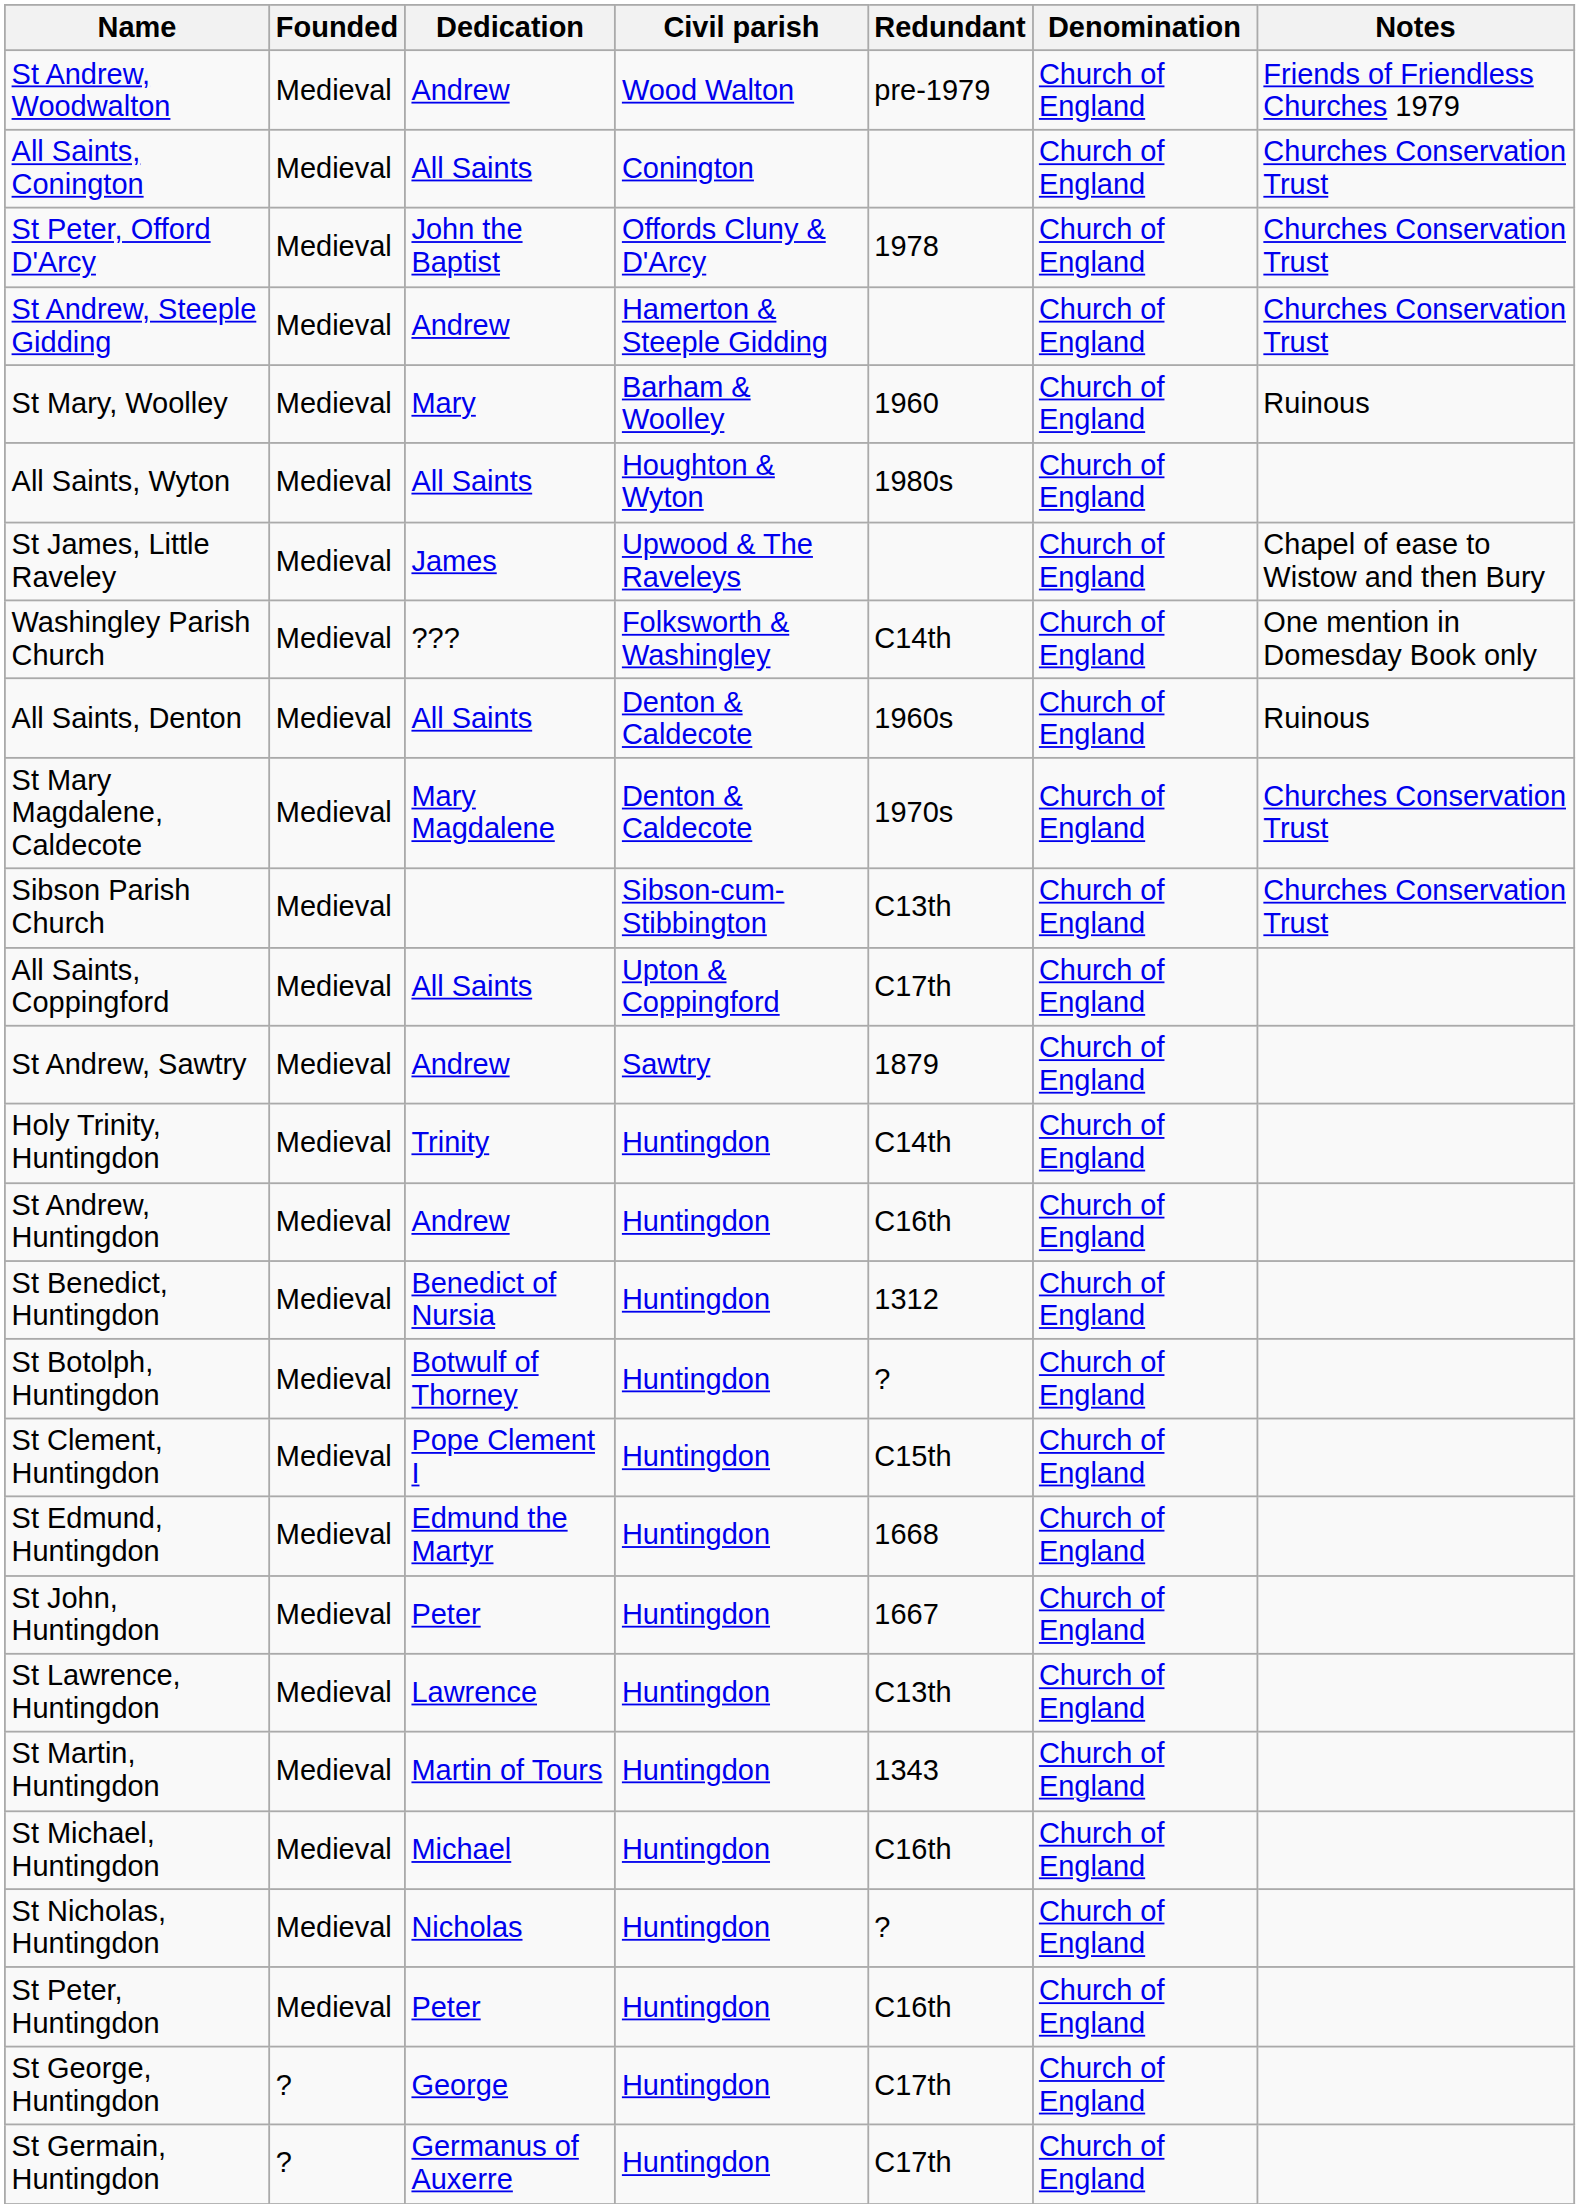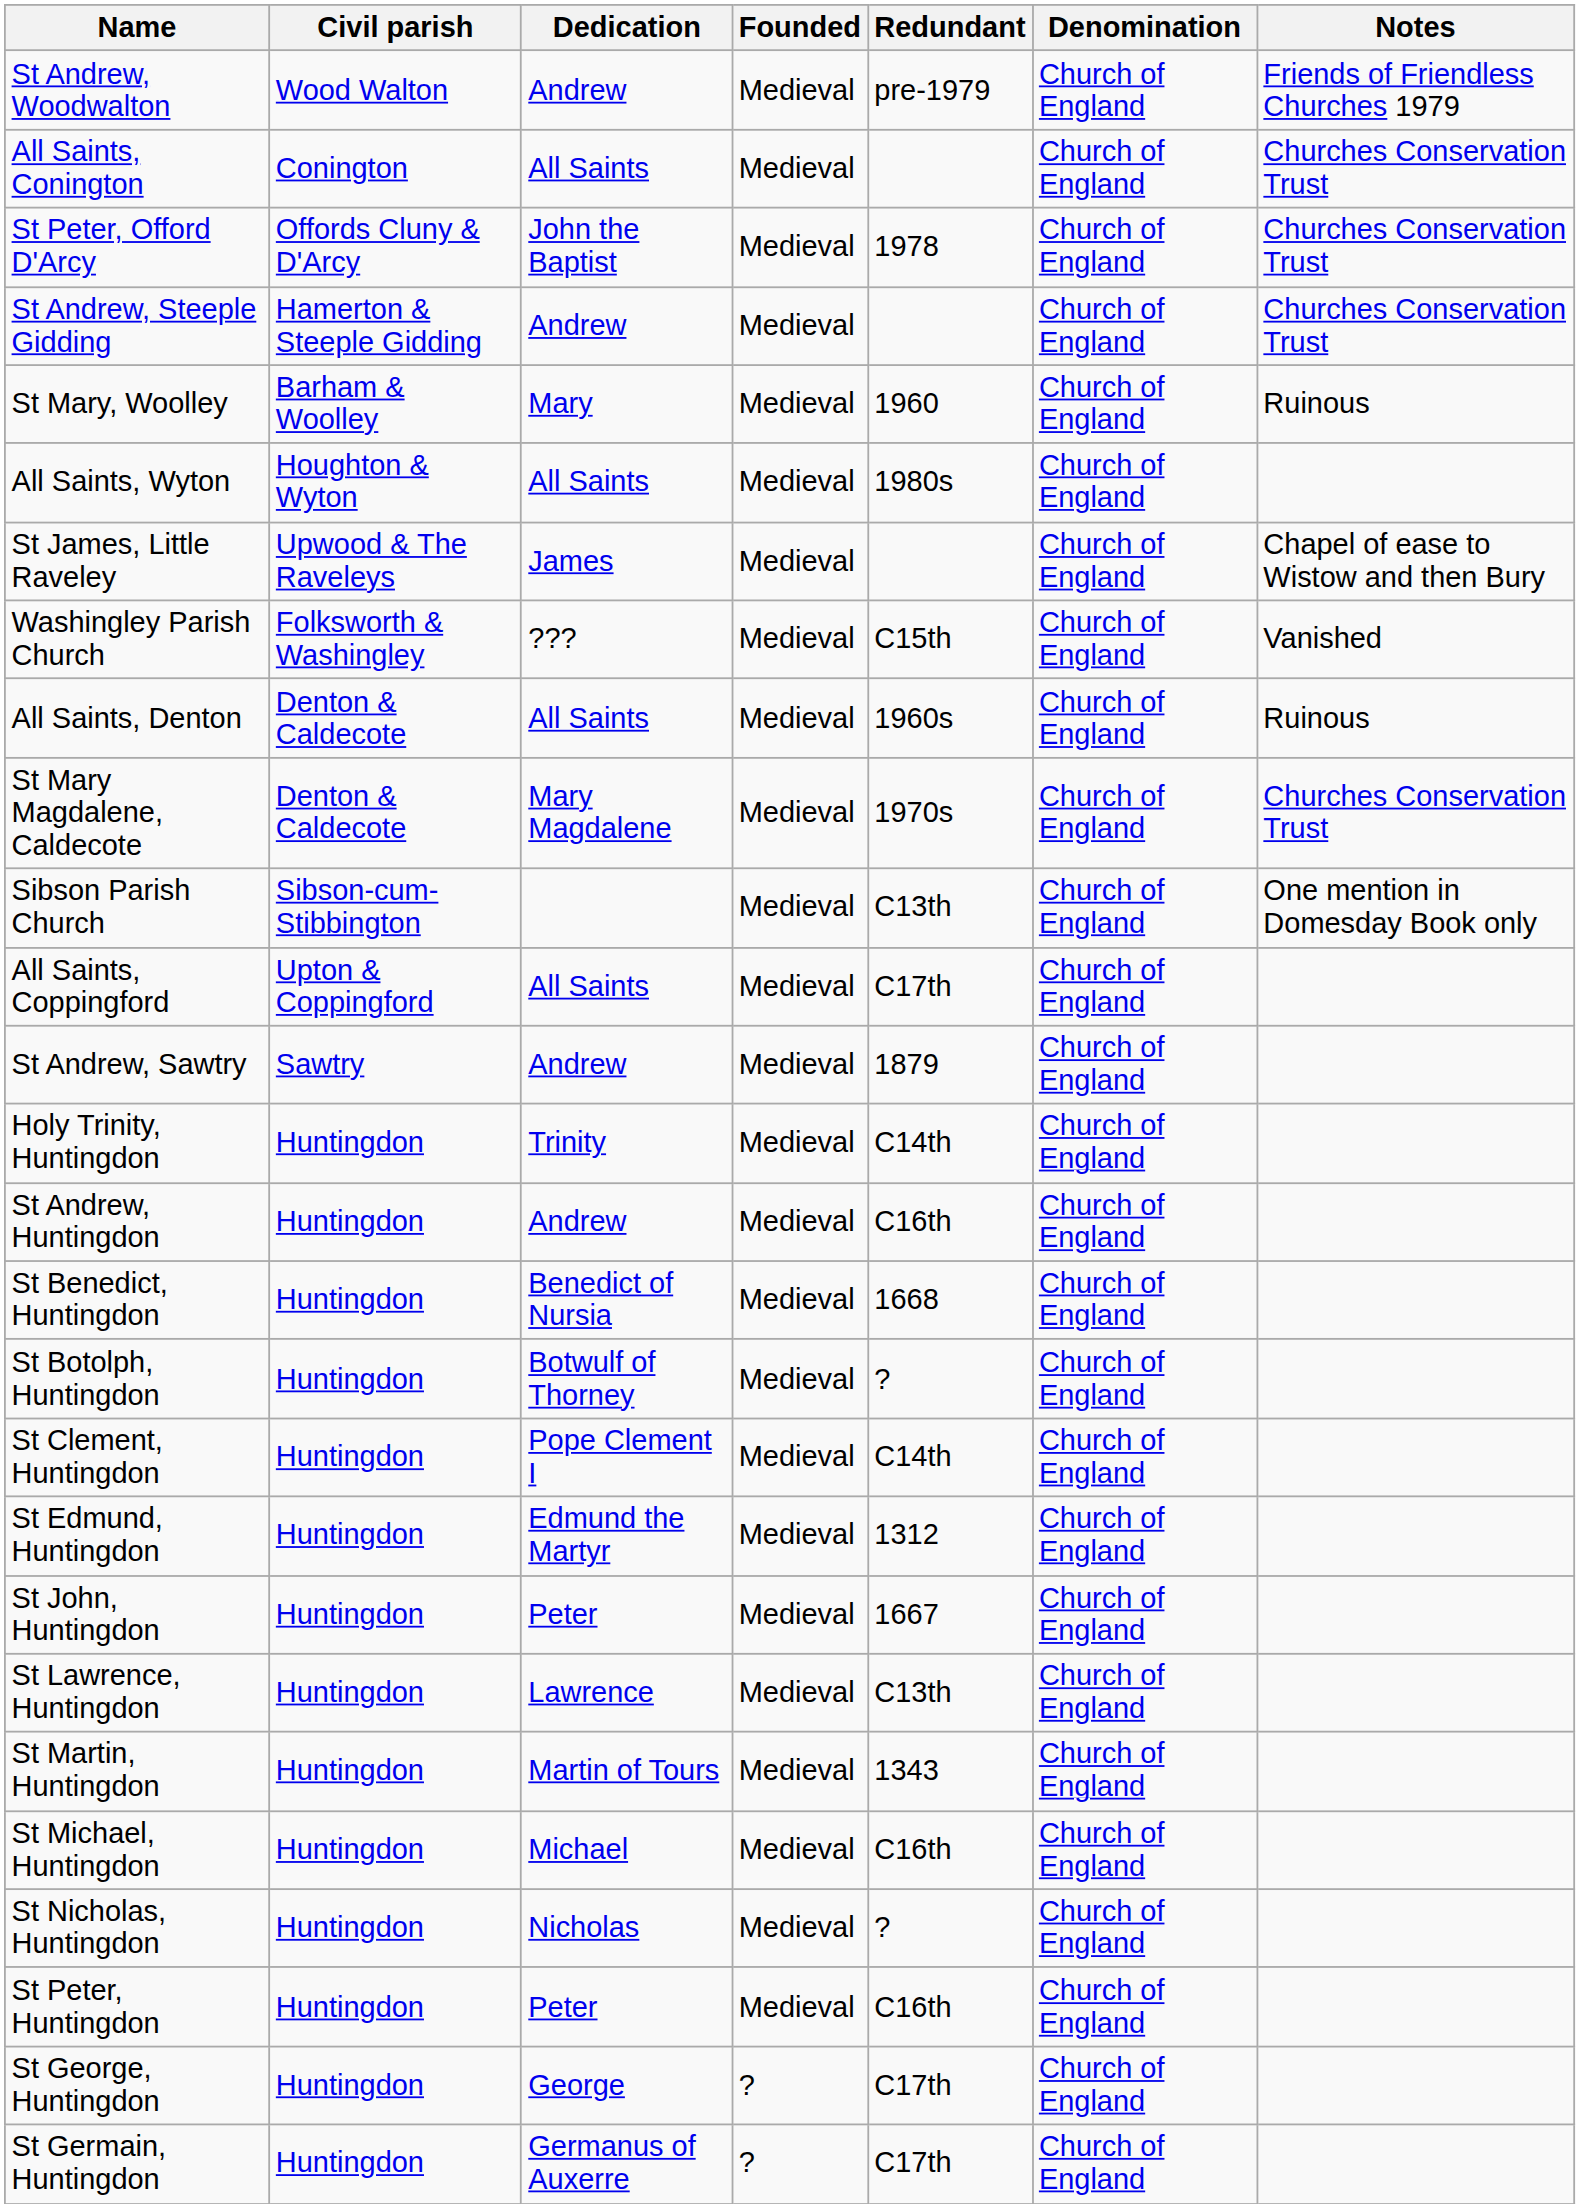columns swapped: (741, 27) <-> (337, 27)
(913, 639) C14th -> (913, 639) C15th
(1400, 639) One mention in Domesday Book only -> (1323, 639) Vanished
(1415, 907) Churches Conservation Trust -> (1400, 907) One mention in Domesday Book only
(907, 1299) 1312 -> (907, 1299) 1668
(913, 1456) C15th -> (913, 1456) C14th
(907, 1535) 1668 -> (907, 1535) 1312
